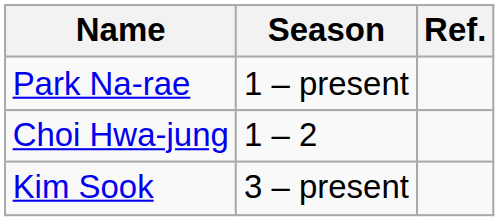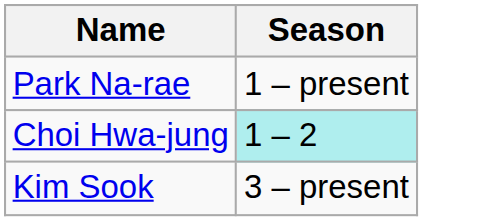- column: (455, 30)
(281, 135) no background -> (281, 135) paleturquoise background
